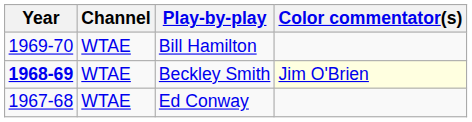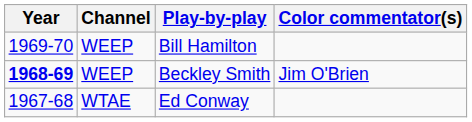(106, 46) WTAE -> (107, 46) WEEP
(106, 74) WTAE -> (107, 74) WEEP
(324, 74) lightyellow background -> (324, 74) no background
